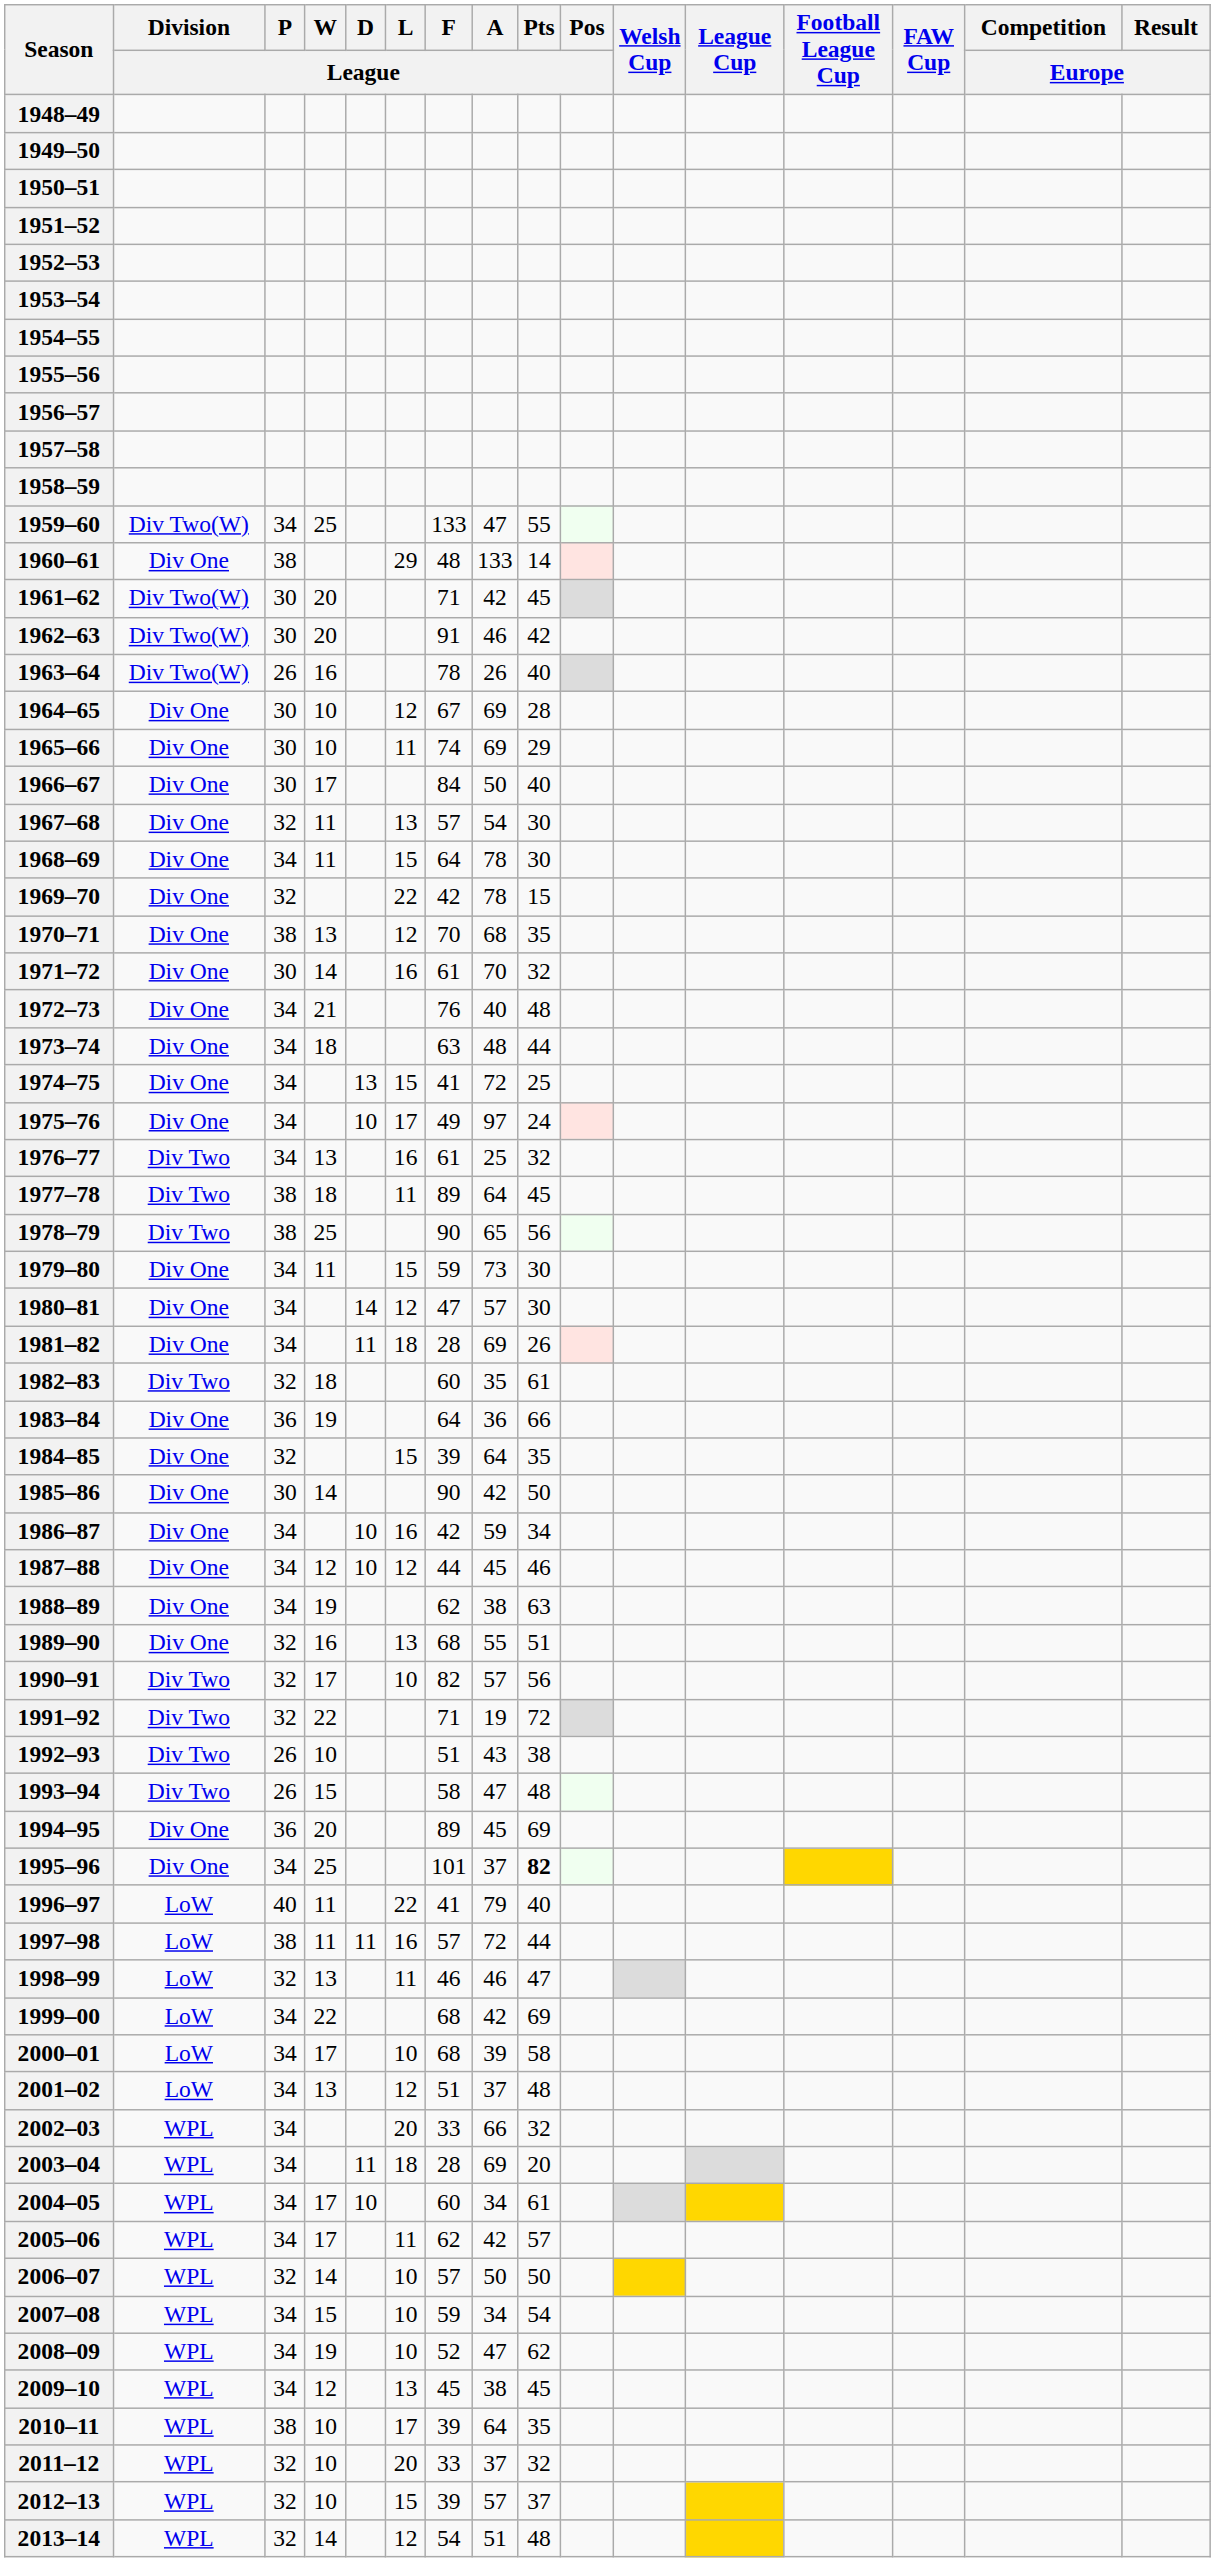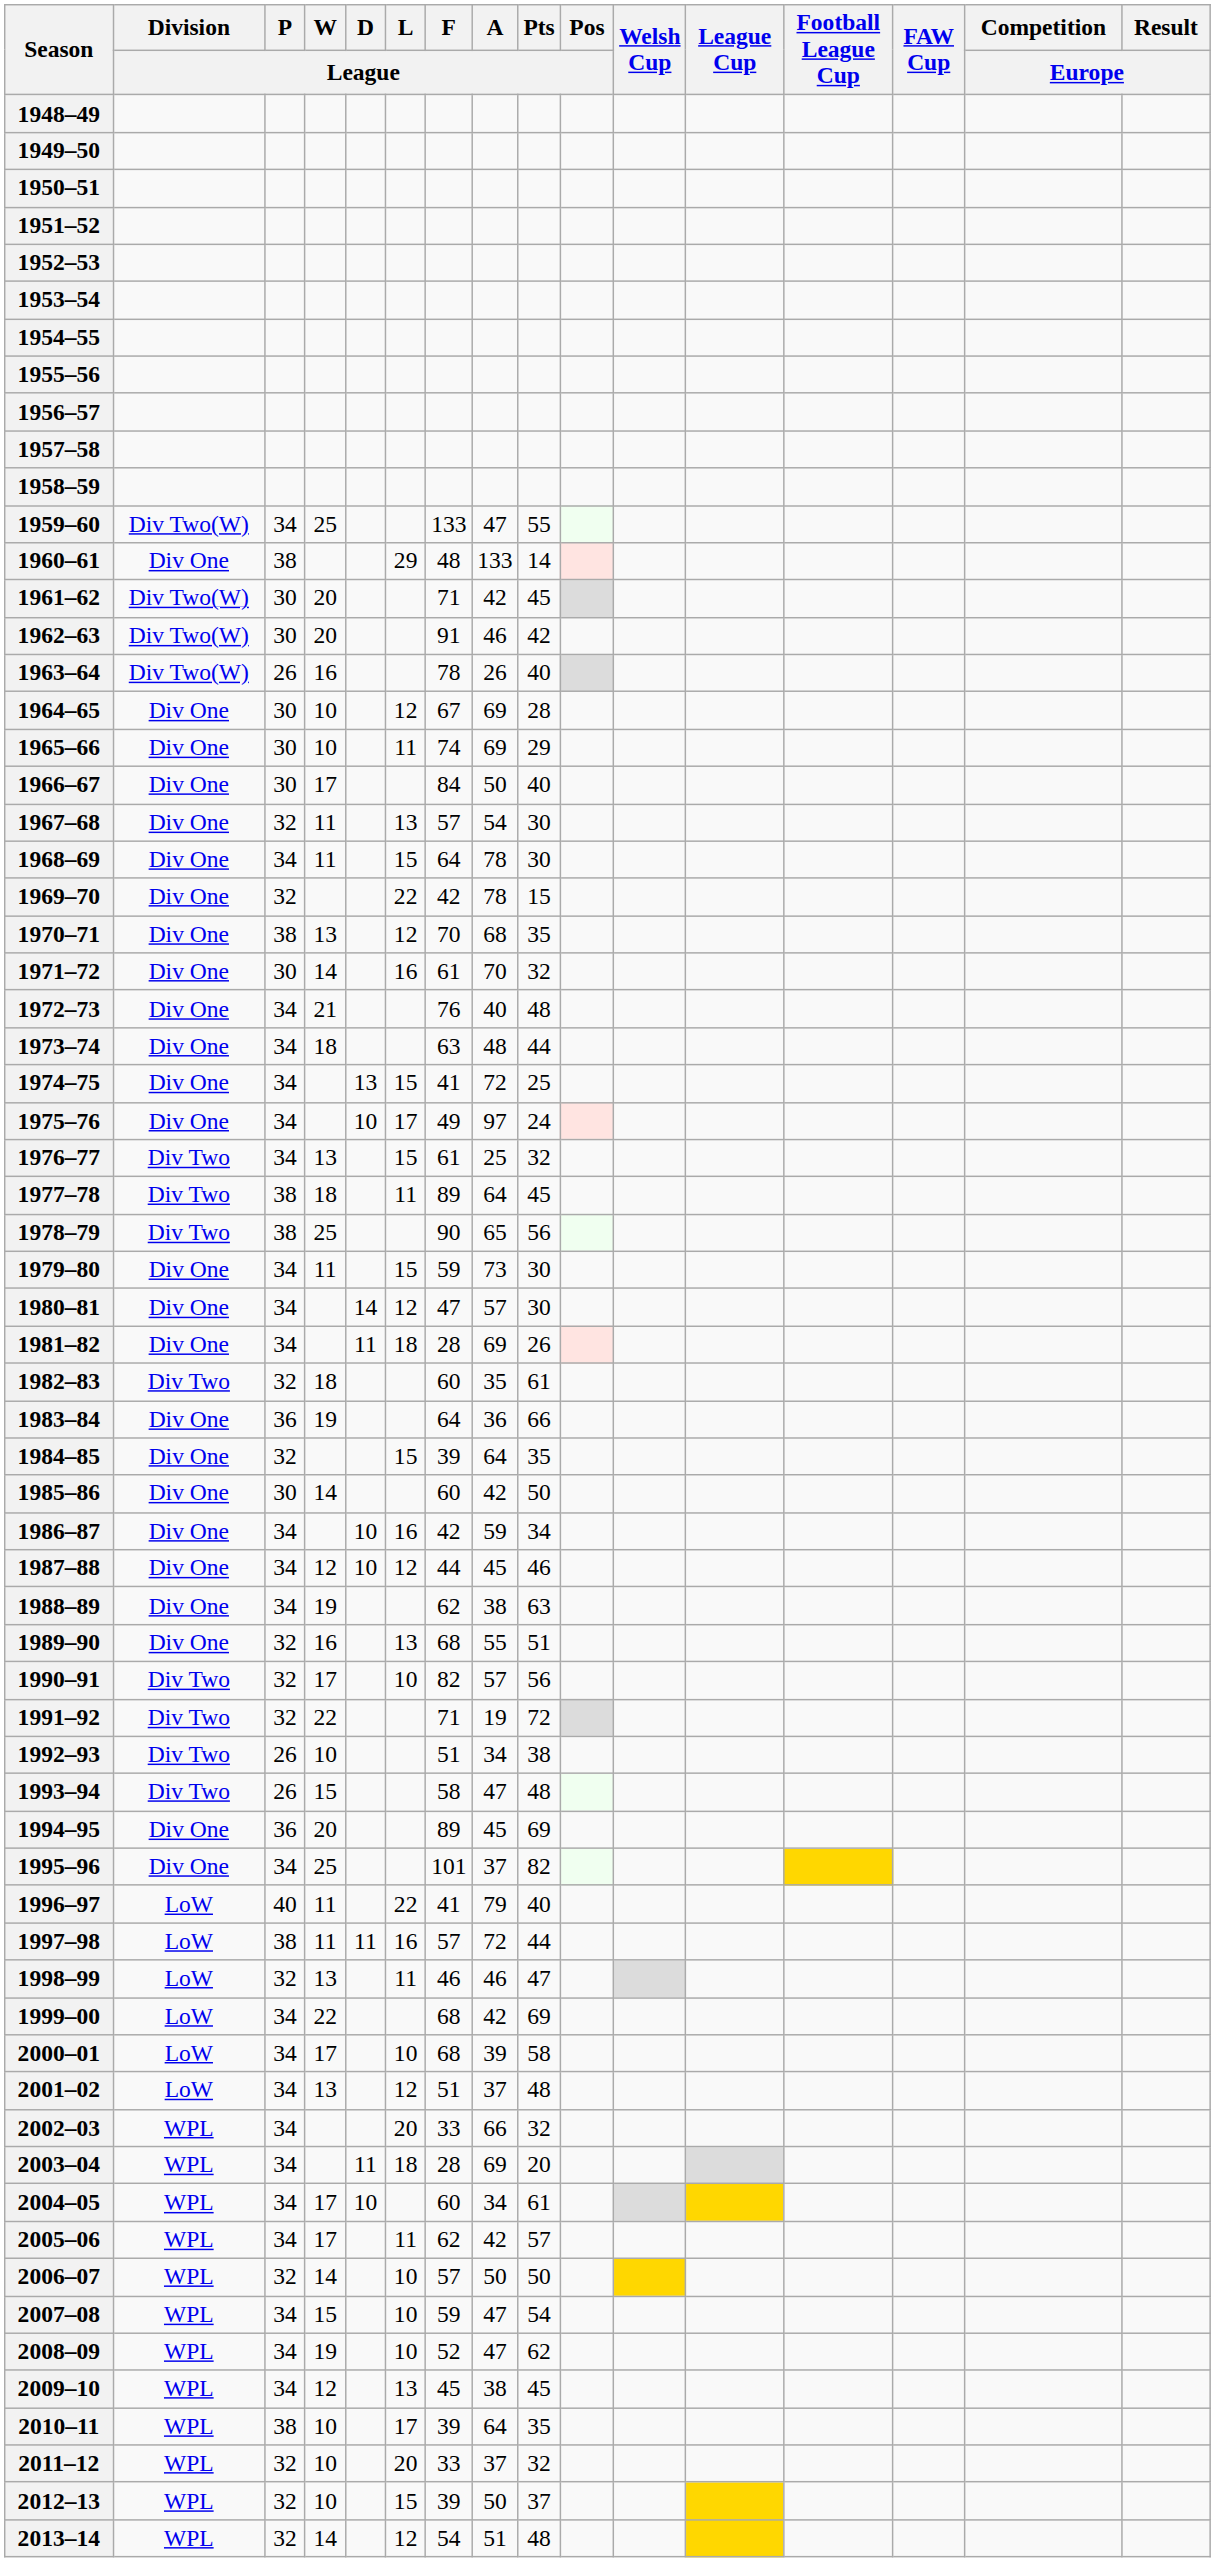(406, 1157) 16 -> (406, 1157) 15
(449, 1493) 90 -> (449, 1493) 60
(495, 1754) 43 -> (495, 1754) 34
(539, 1866) bold -> (539, 1866) normal
(495, 2314) 34 -> (495, 2314) 47
(495, 2500) 57 -> (495, 2500) 50
